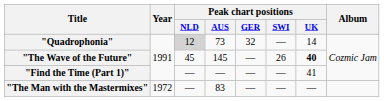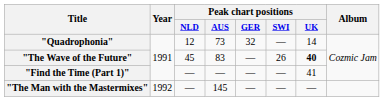(190, 42) lightgrey background -> (190, 42) no background
(220, 57) 145 -> (220, 57) 83
(162, 88) 1972 -> (162, 88) 1992
(220, 88) 83 -> (220, 88) 145
